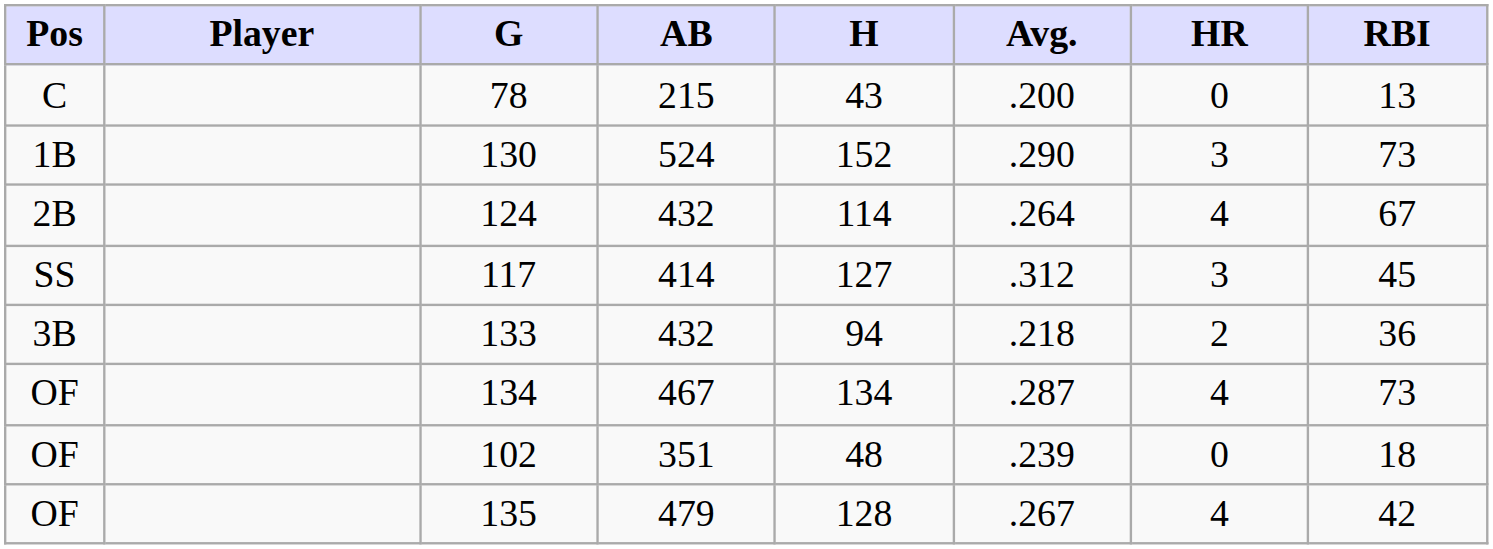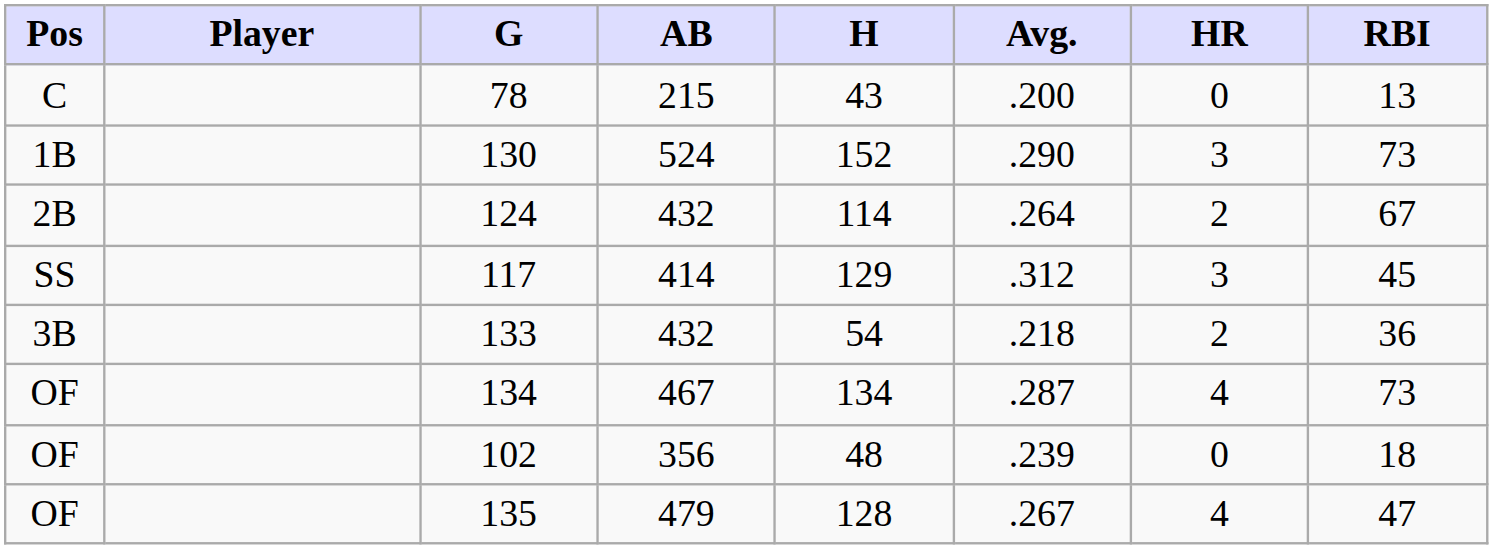(1219, 214) 4 -> (1219, 214) 2
(864, 273) 127 -> (864, 273) 129
(864, 333) 94 -> (864, 333) 54
(686, 453) 351 -> (686, 453) 356
(1397, 513) 42 -> (1397, 513) 47
